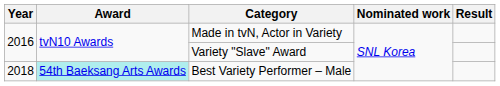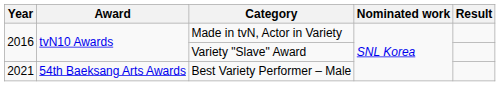(20, 71) 2018 -> (20, 71) 2021
(113, 71) paleturquoise background -> (113, 71) no background
